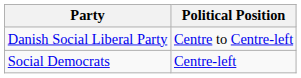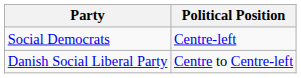rows swapped: (59, 61) <-> (88, 38)
